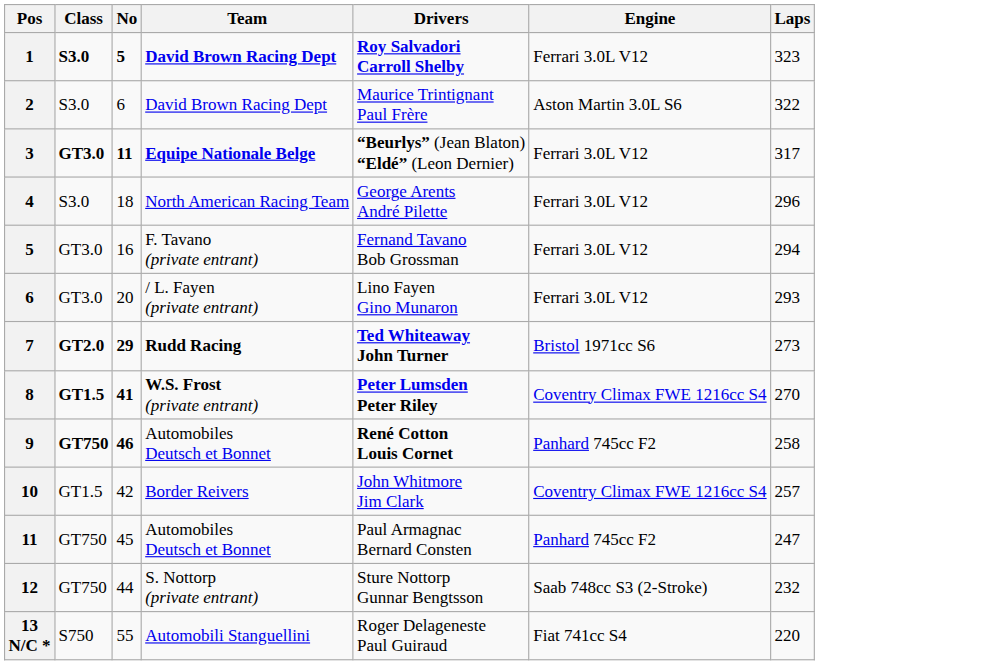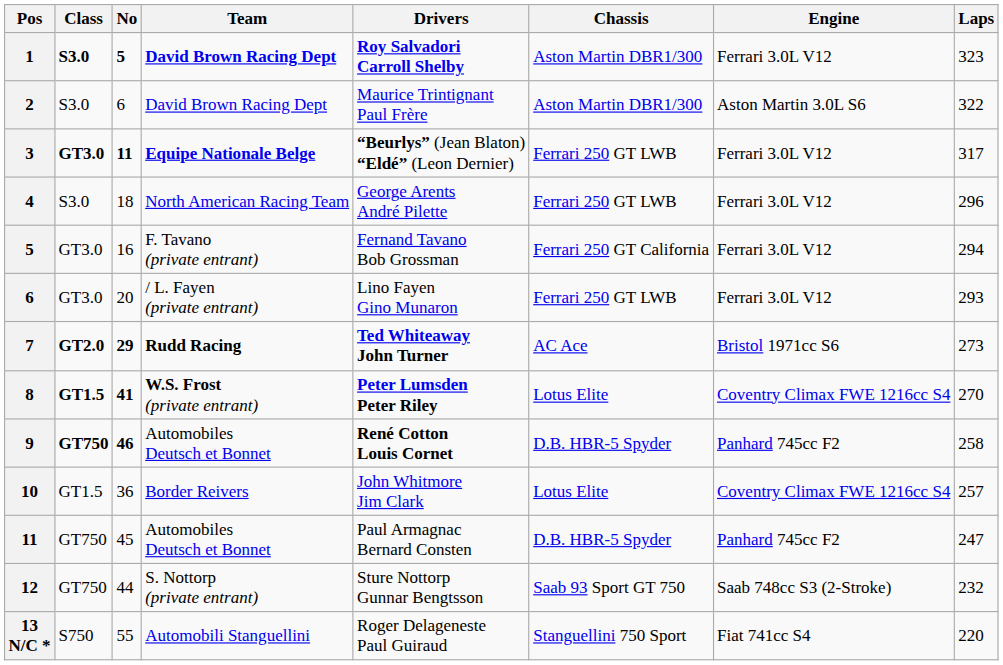+ column: (621, 18)
(125, 490) 42 -> (125, 490) 36
